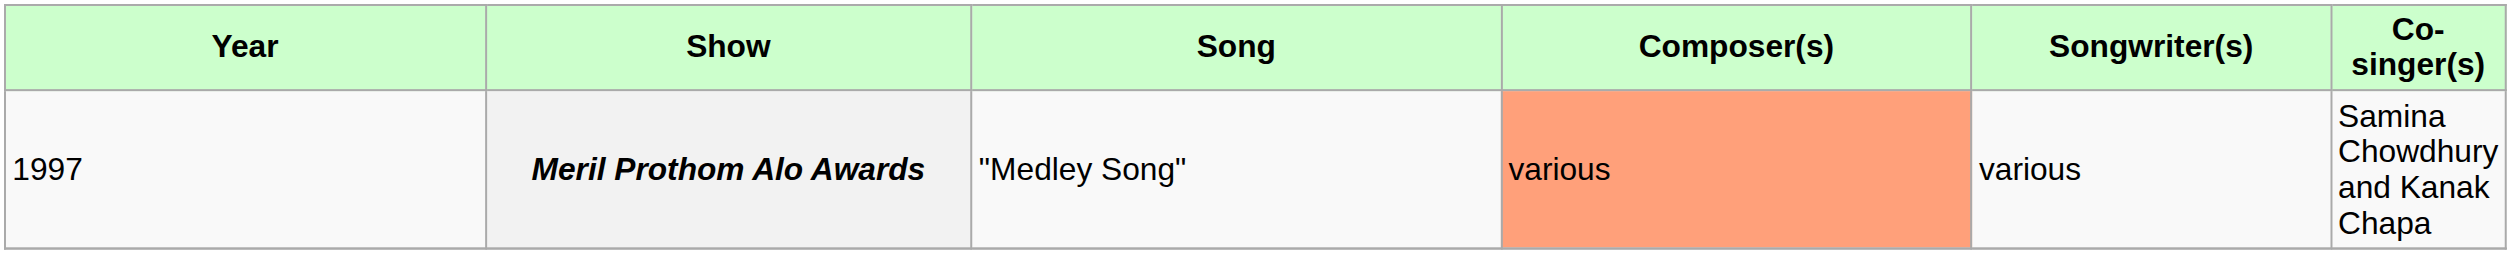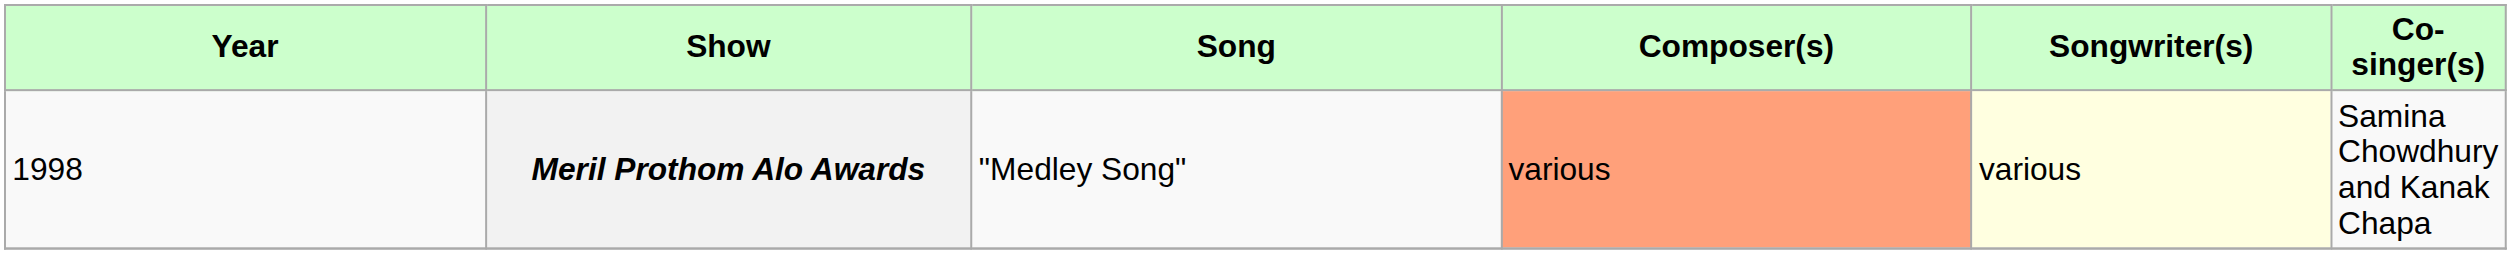(48, 168) 1997 -> (48, 168) 1998
(2030, 168) no background -> (2030, 168) lightyellow background
